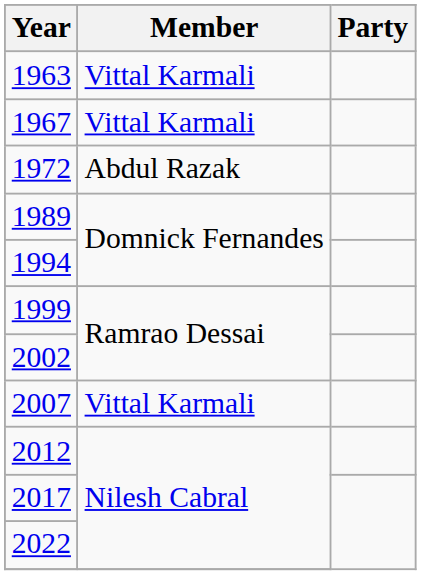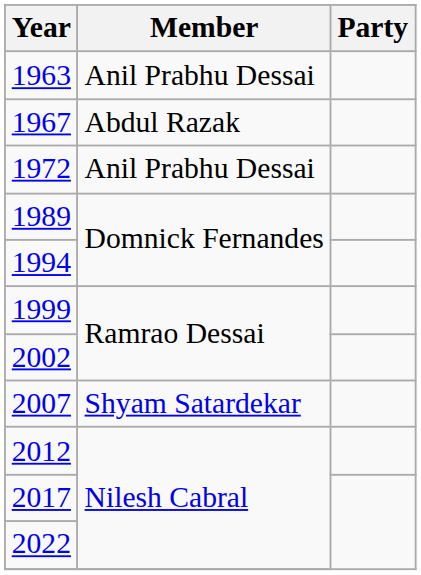(170, 74) Vittal Karmali -> (200, 74) Anil Prabhu Dessai
(170, 121) Vittal Karmali -> (162, 121) Abdul Razak
(162, 168) Abdul Razak -> (200, 168) Anil Prabhu Dessai
(170, 403) Vittal Karmali -> (193, 403) Shyam Satardekar
